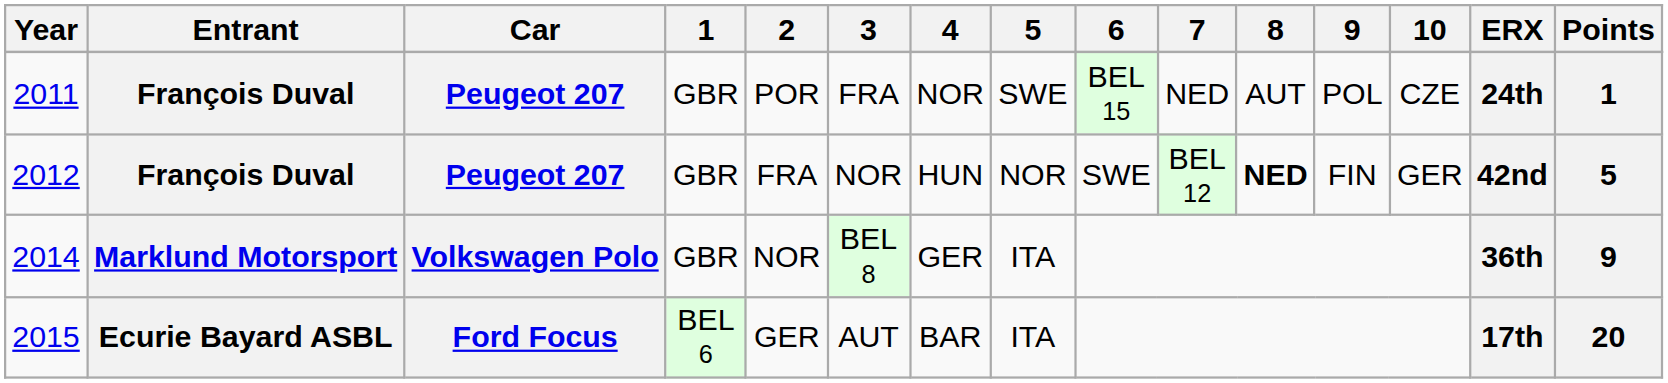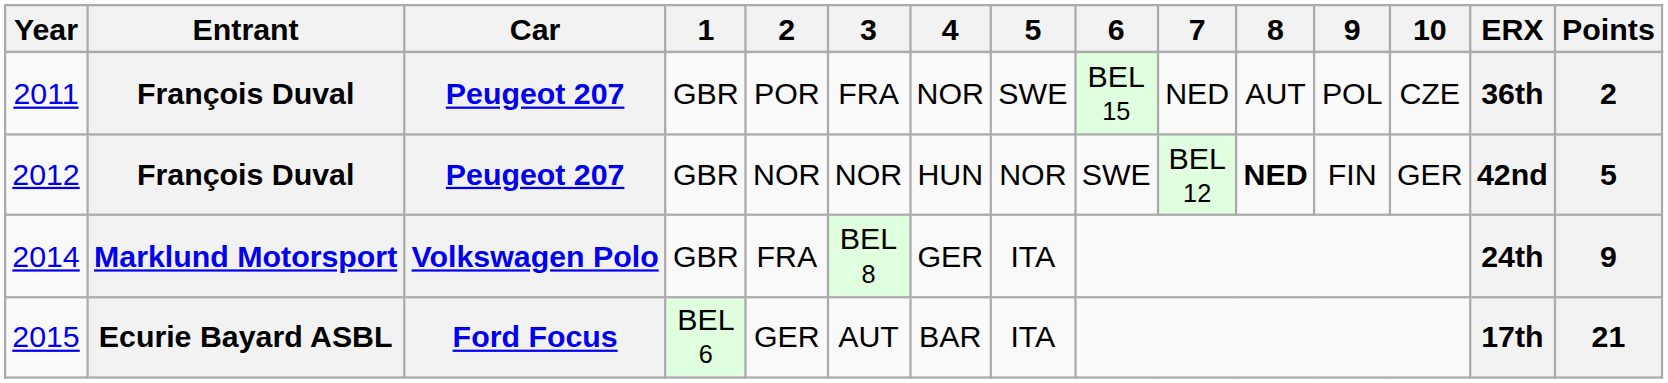(1512, 93) 24th -> (1512, 93) 36th
(1608, 93) 1 -> (1608, 93) 2
(787, 174) FRA -> (787, 174) NOR
(787, 256) NOR -> (787, 256) FRA
(1512, 256) 36th -> (1512, 256) 24th
(1608, 337) 20 -> (1608, 337) 21
